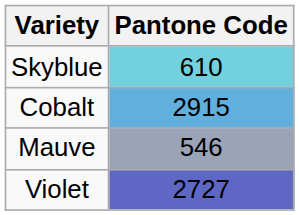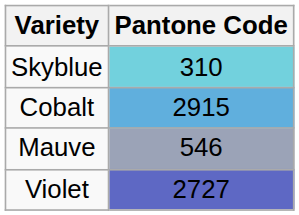(201, 66) 610 -> (201, 66) 310
